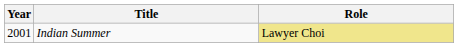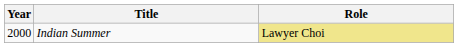(19, 33) 2001 -> (19, 33) 2000
